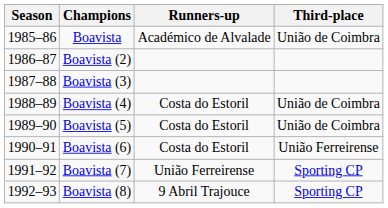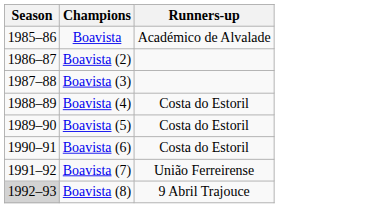- column: (328, 15)
(32, 192) no background -> (32, 192) lightgrey background
